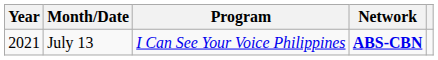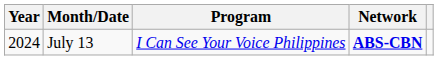(24, 42) 2021 -> (24, 42) 2024
